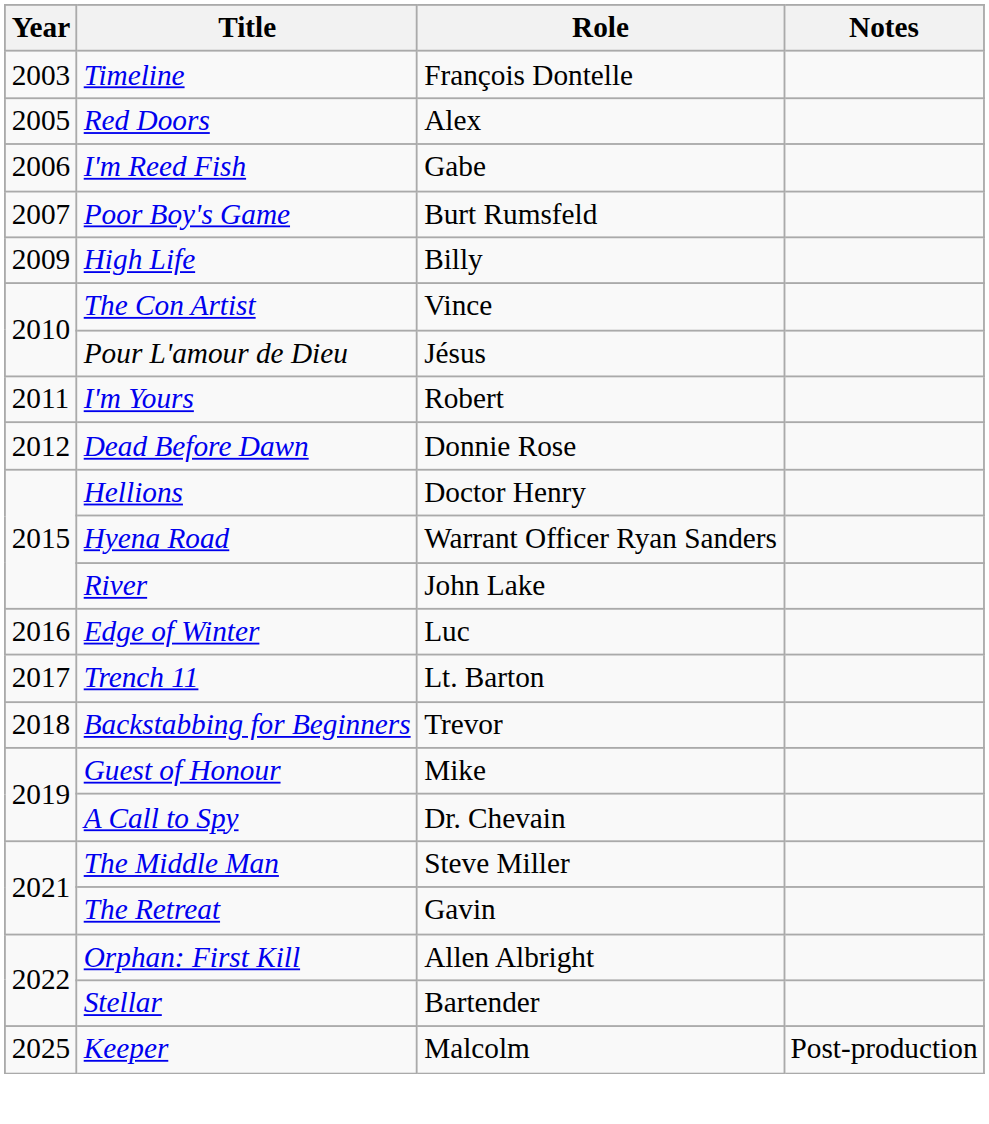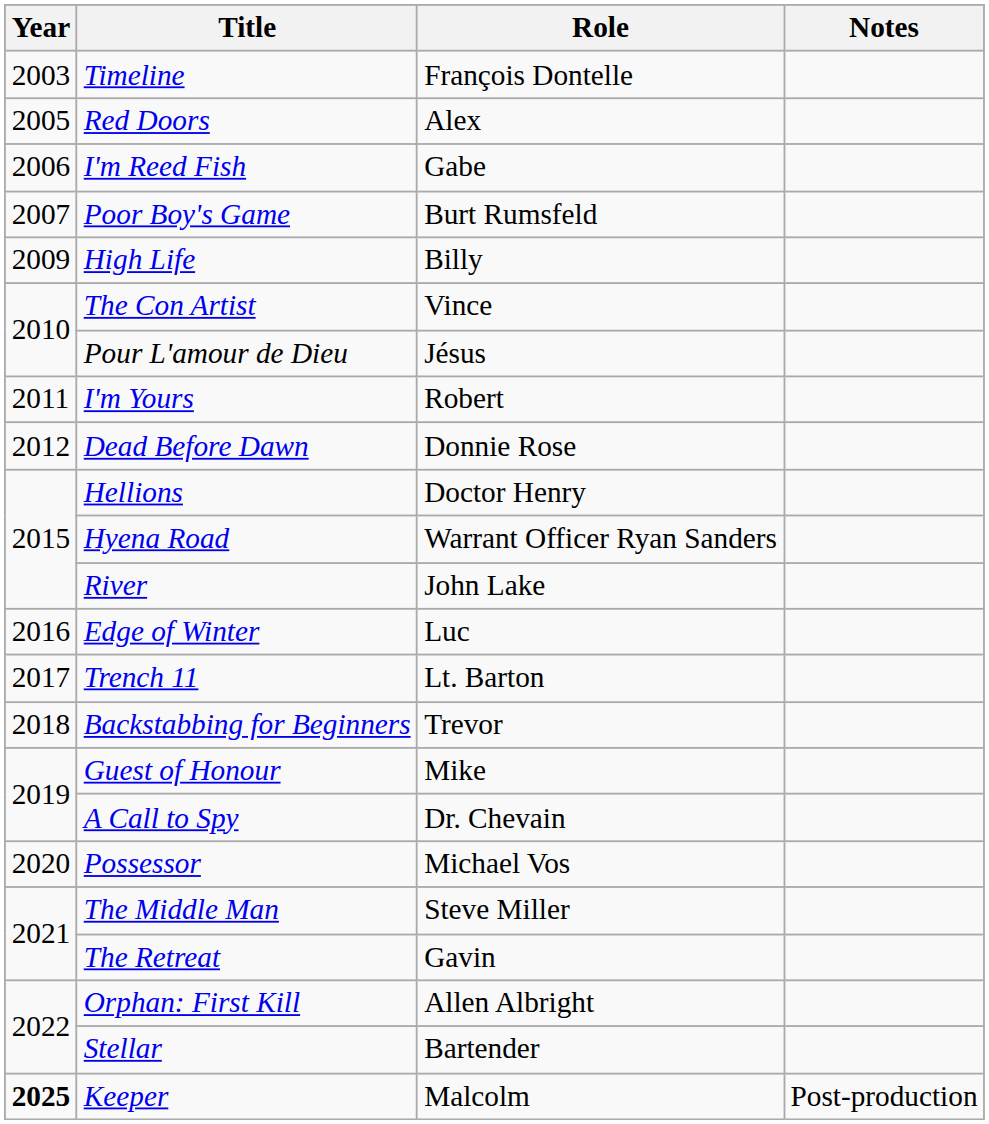+ row: (142, 863)
(41, 1049) normal -> (41, 1095) bold
